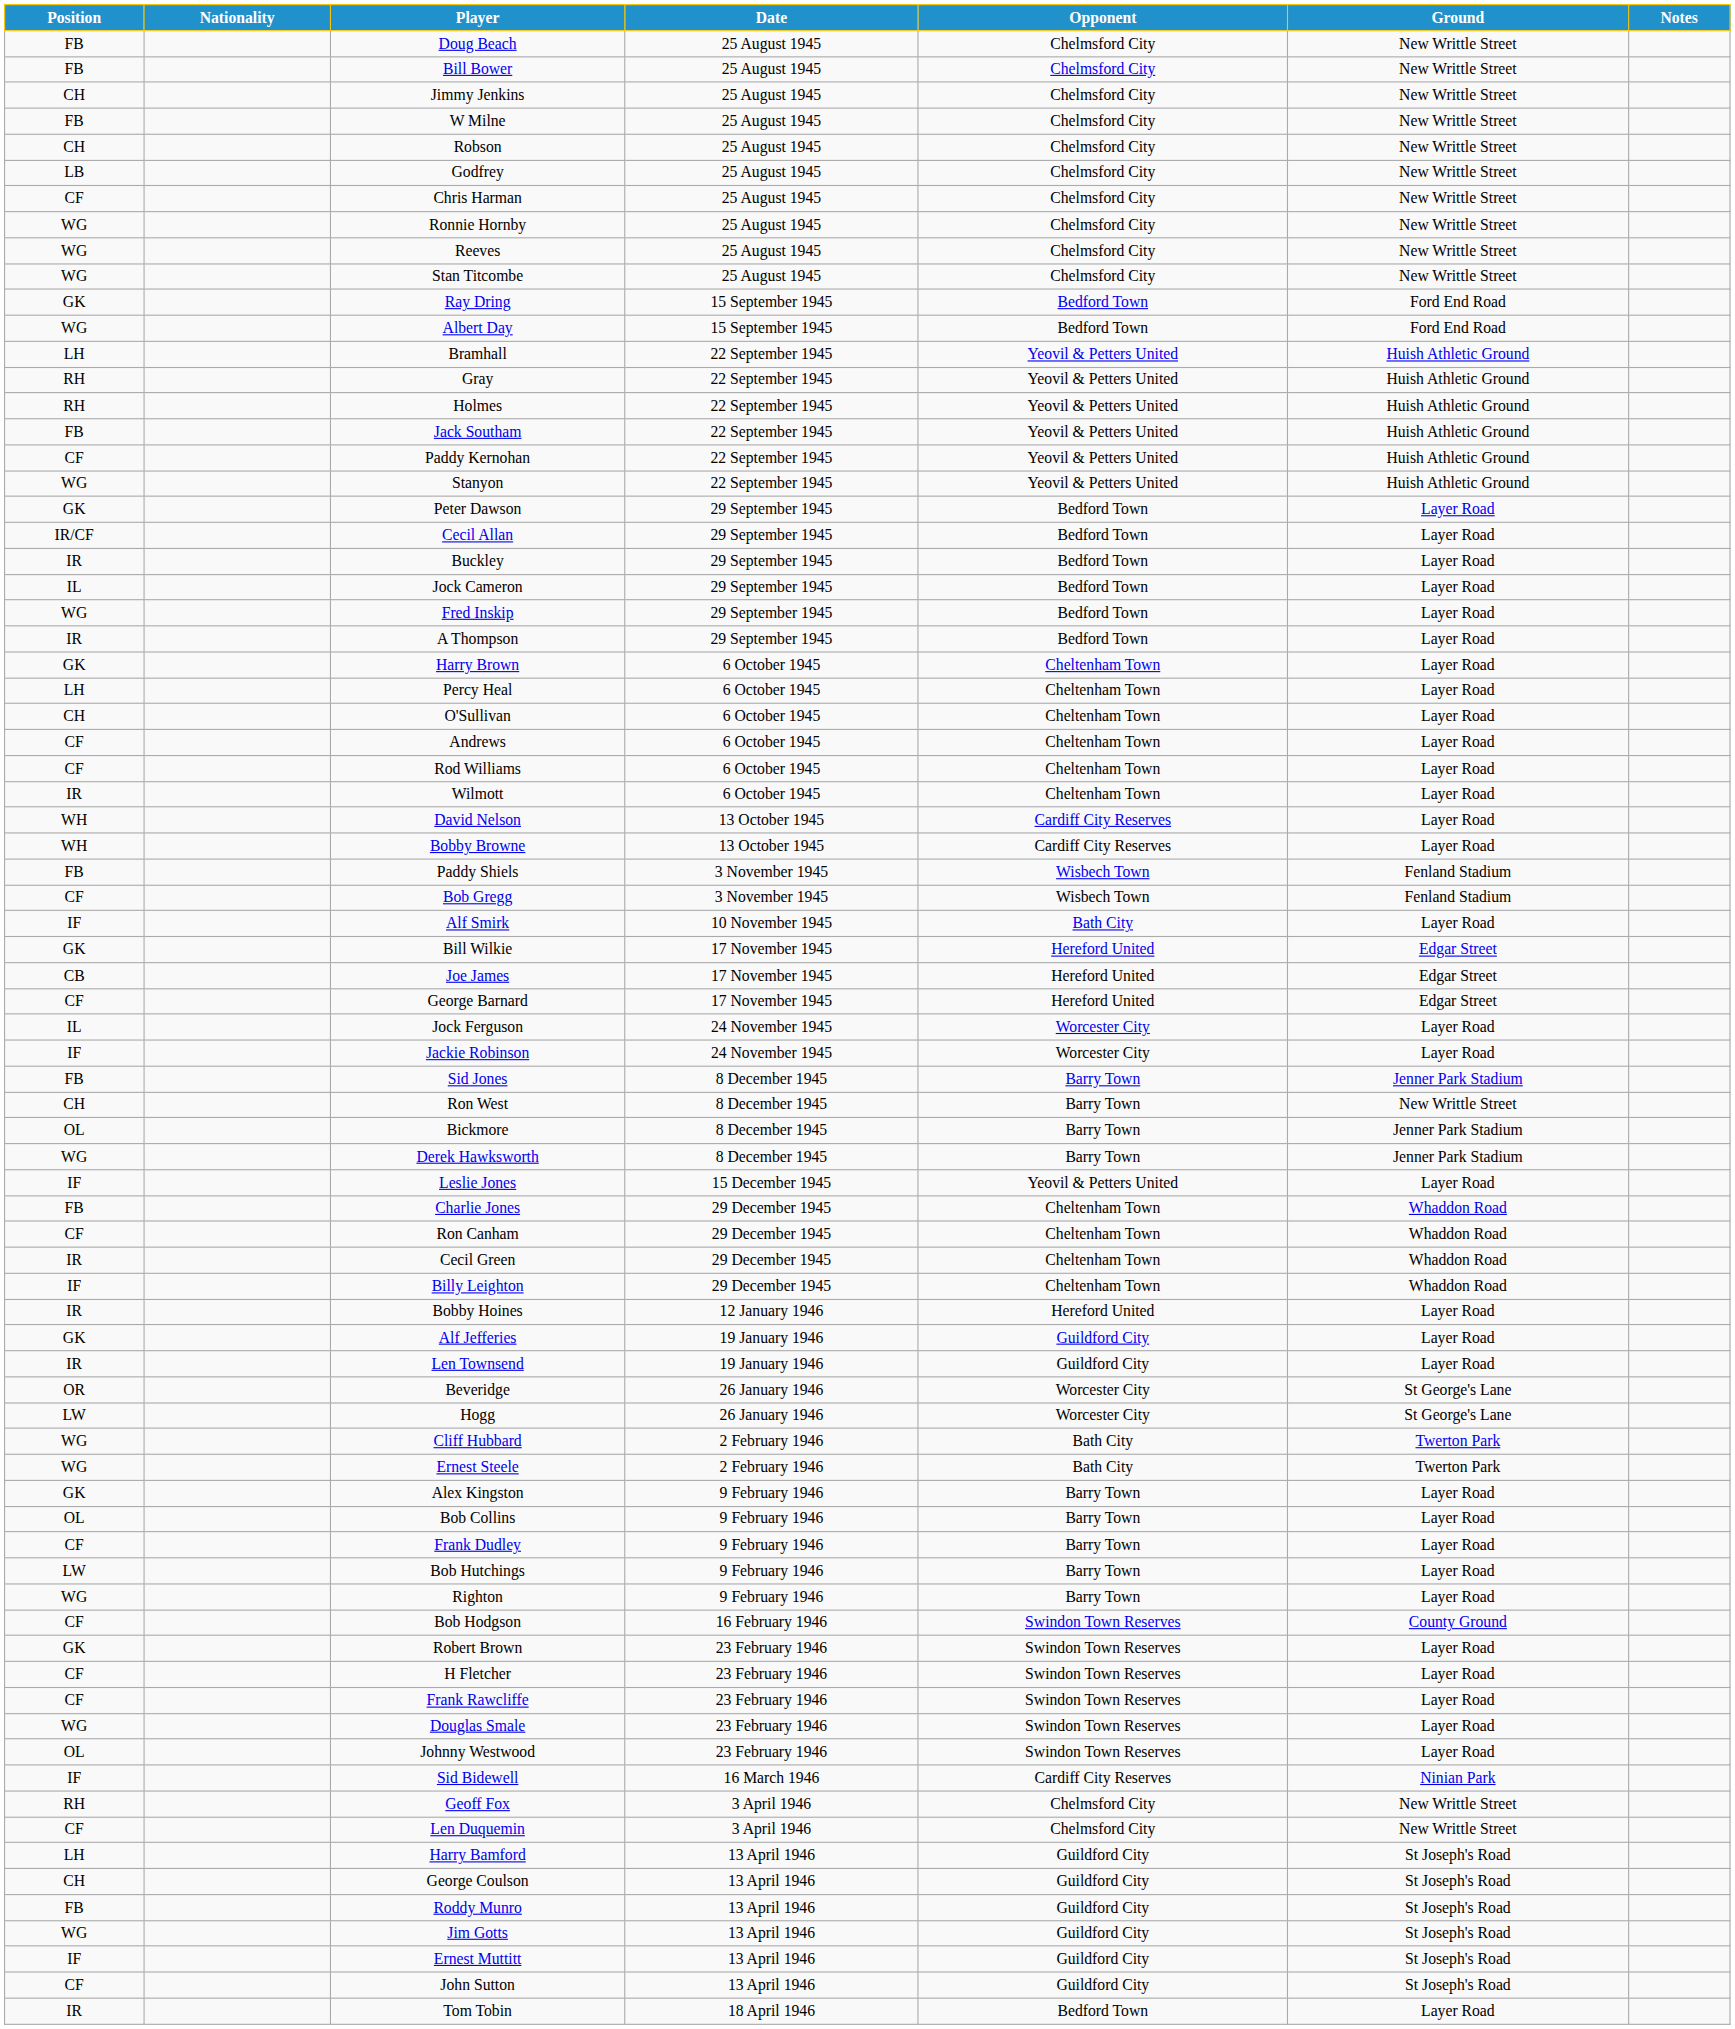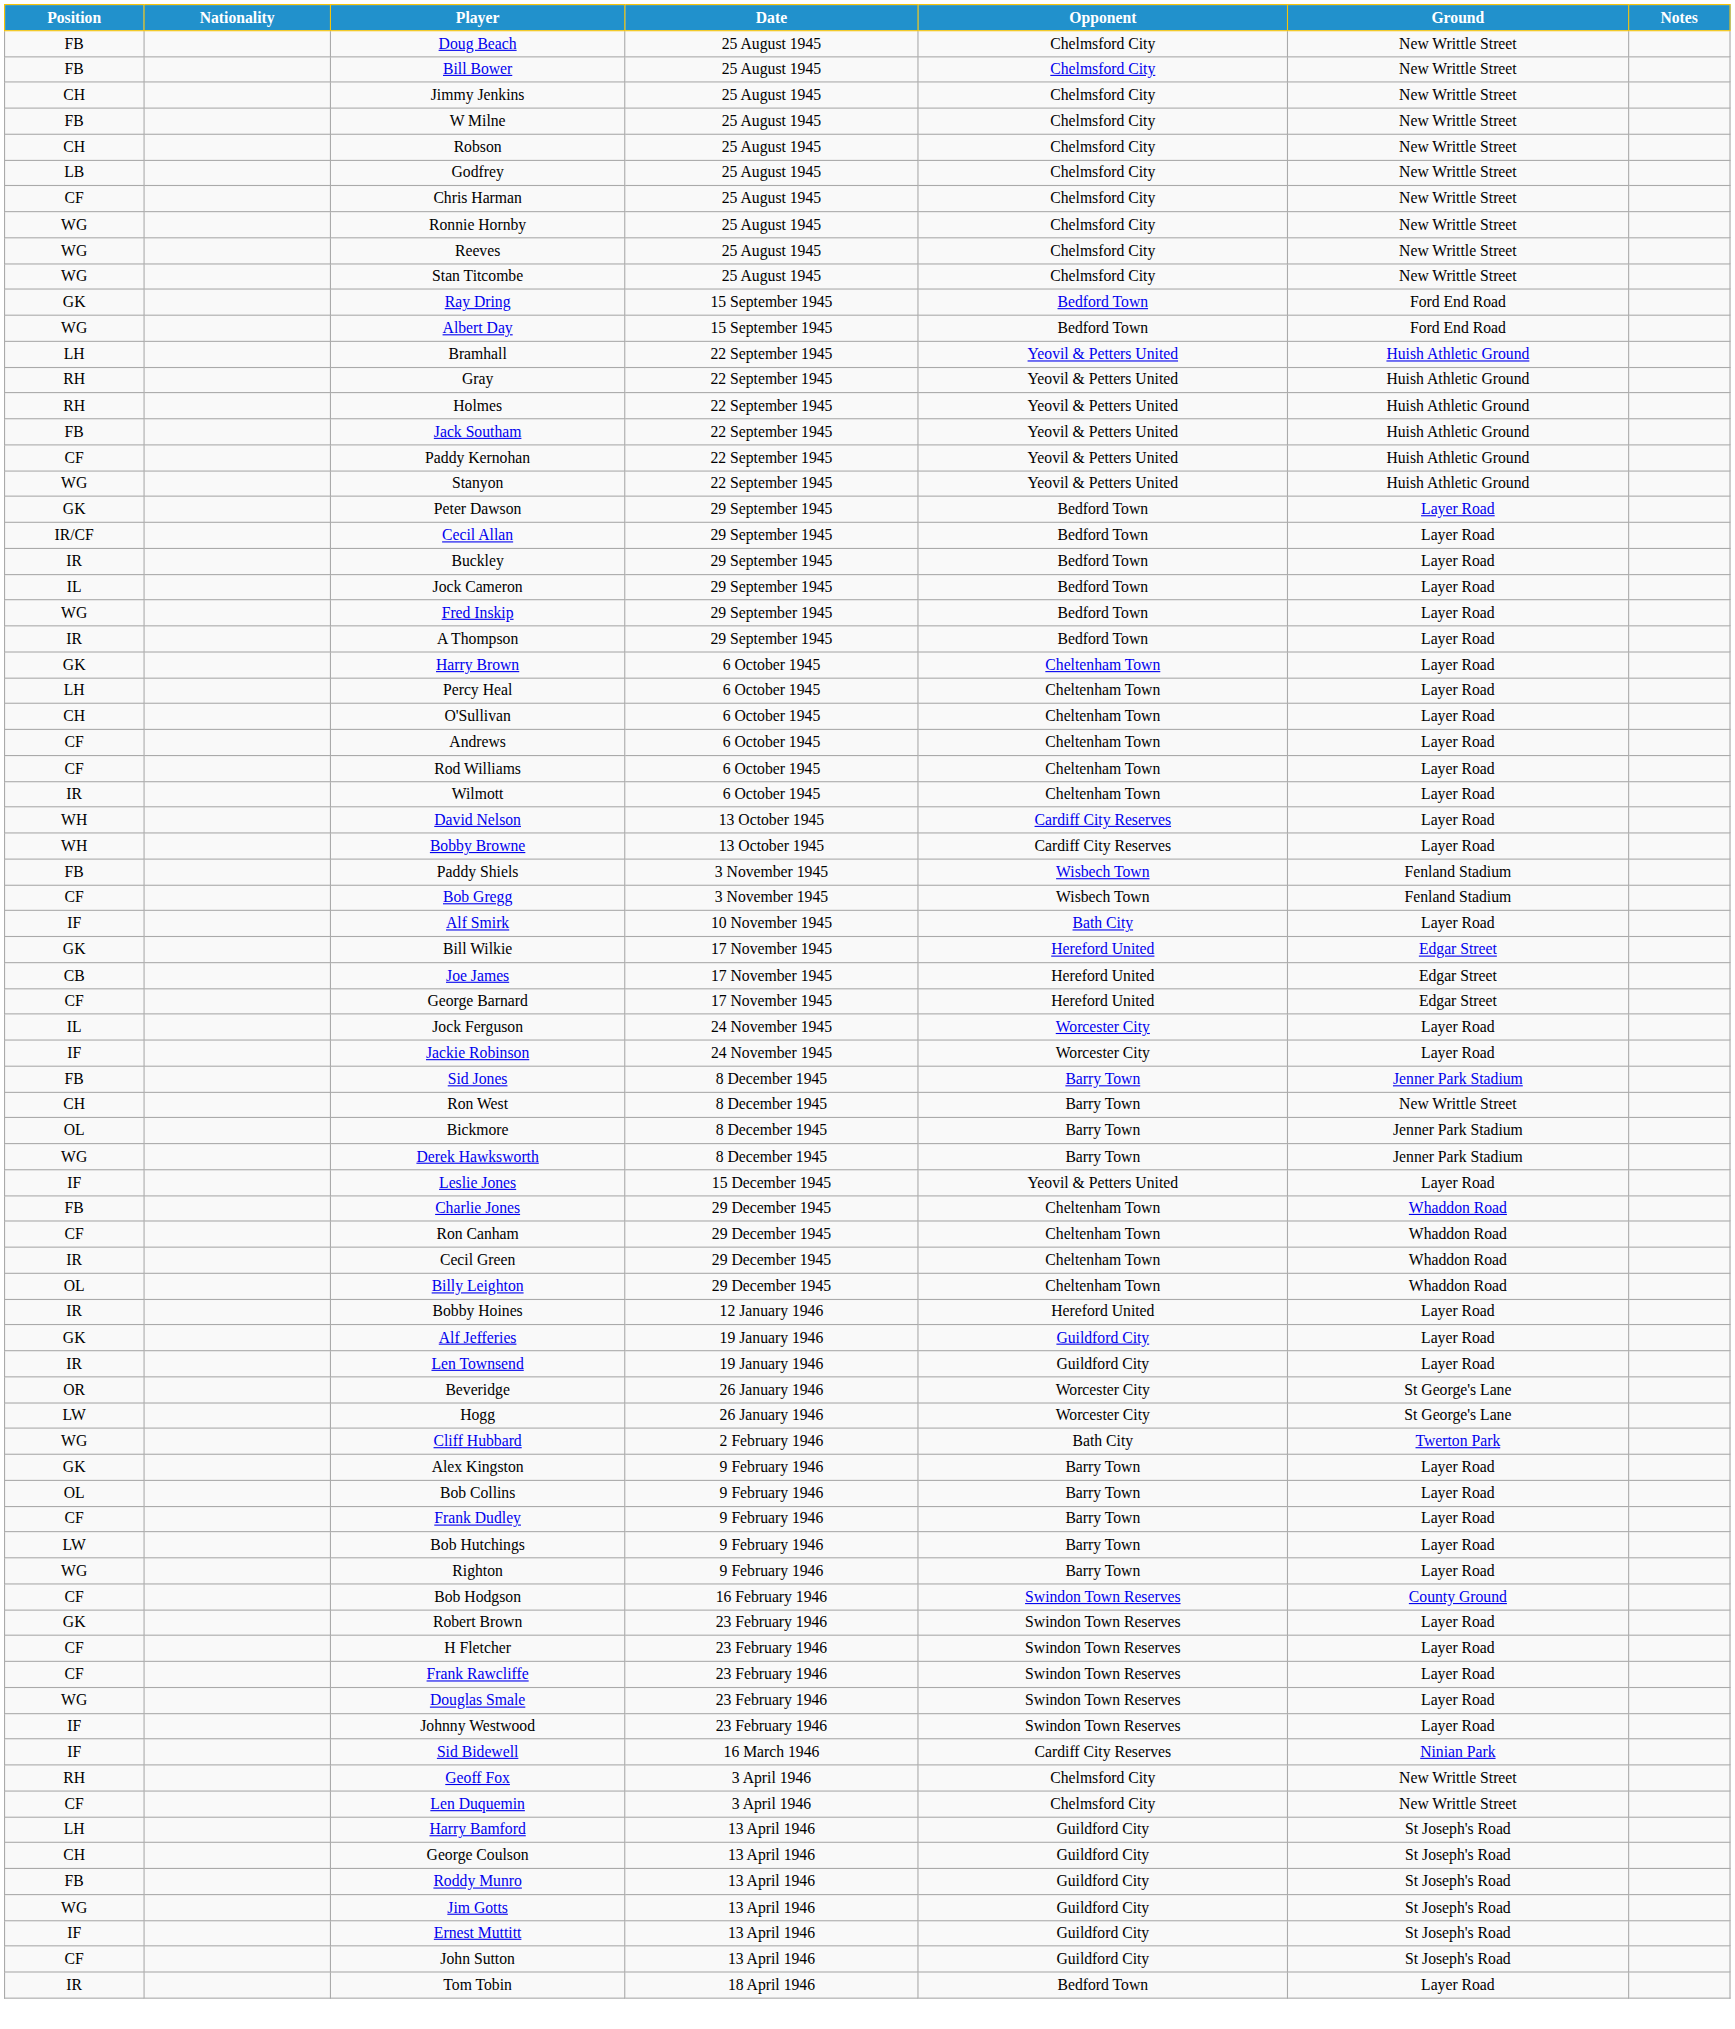(74, 1286) IF -> (74, 1286) OL
- row: (478, 1467)
(74, 1752) OL -> (74, 1726) IF
